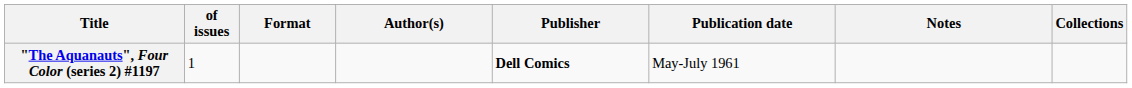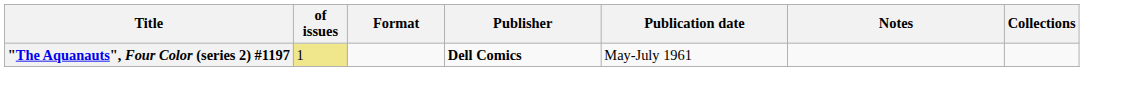- column: (414, 24)
(191, 63) no background -> (300, 54) khaki background
